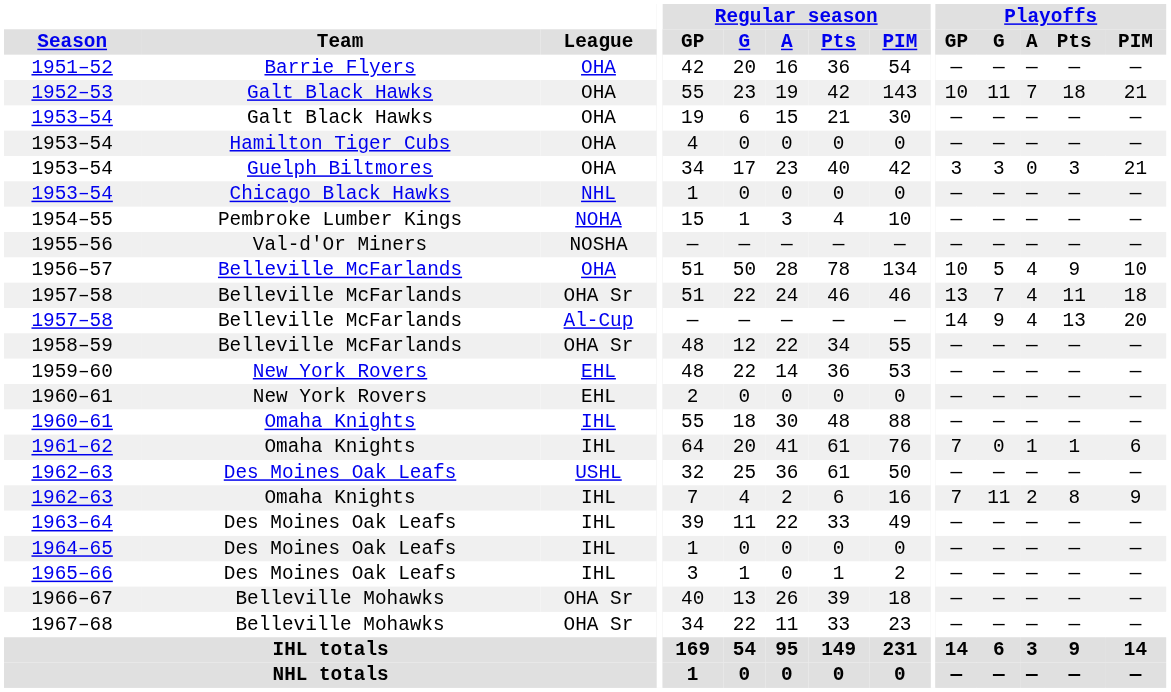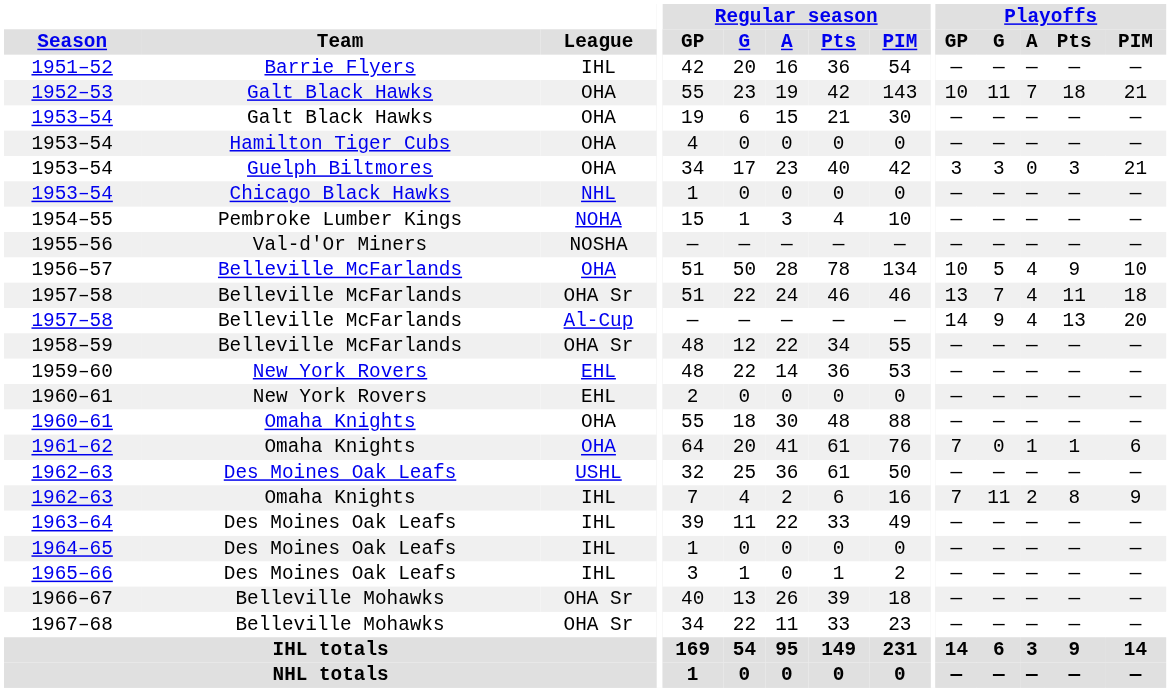(598, 67) OHA -> (598, 67) IHL
(598, 422) IHL -> (598, 422) OHA
(598, 447) IHL -> (598, 447) OHA
